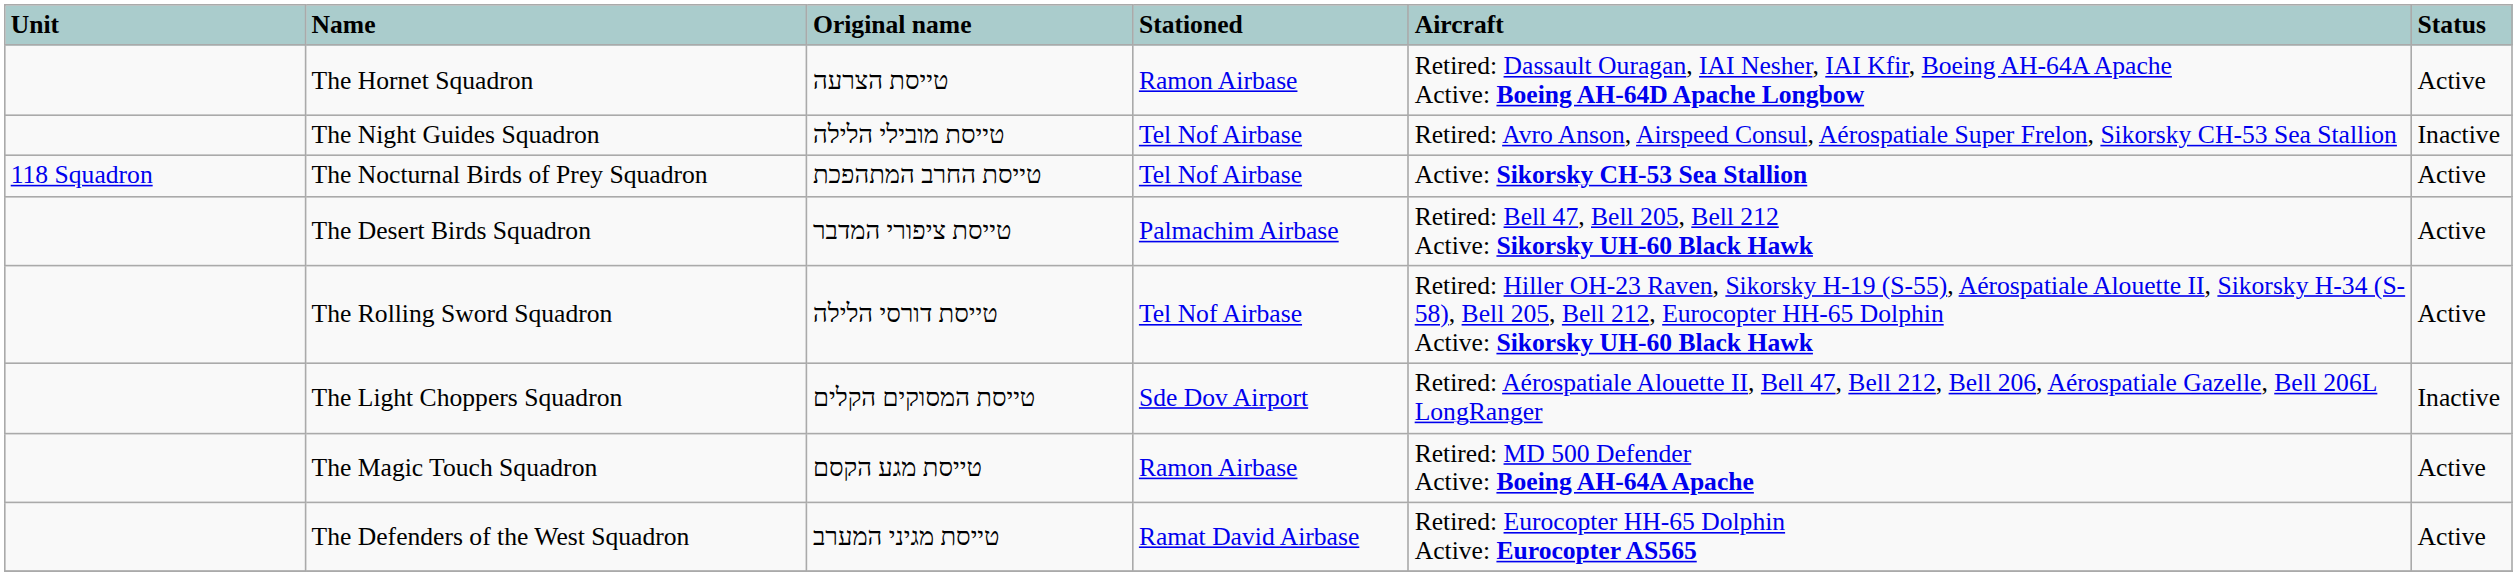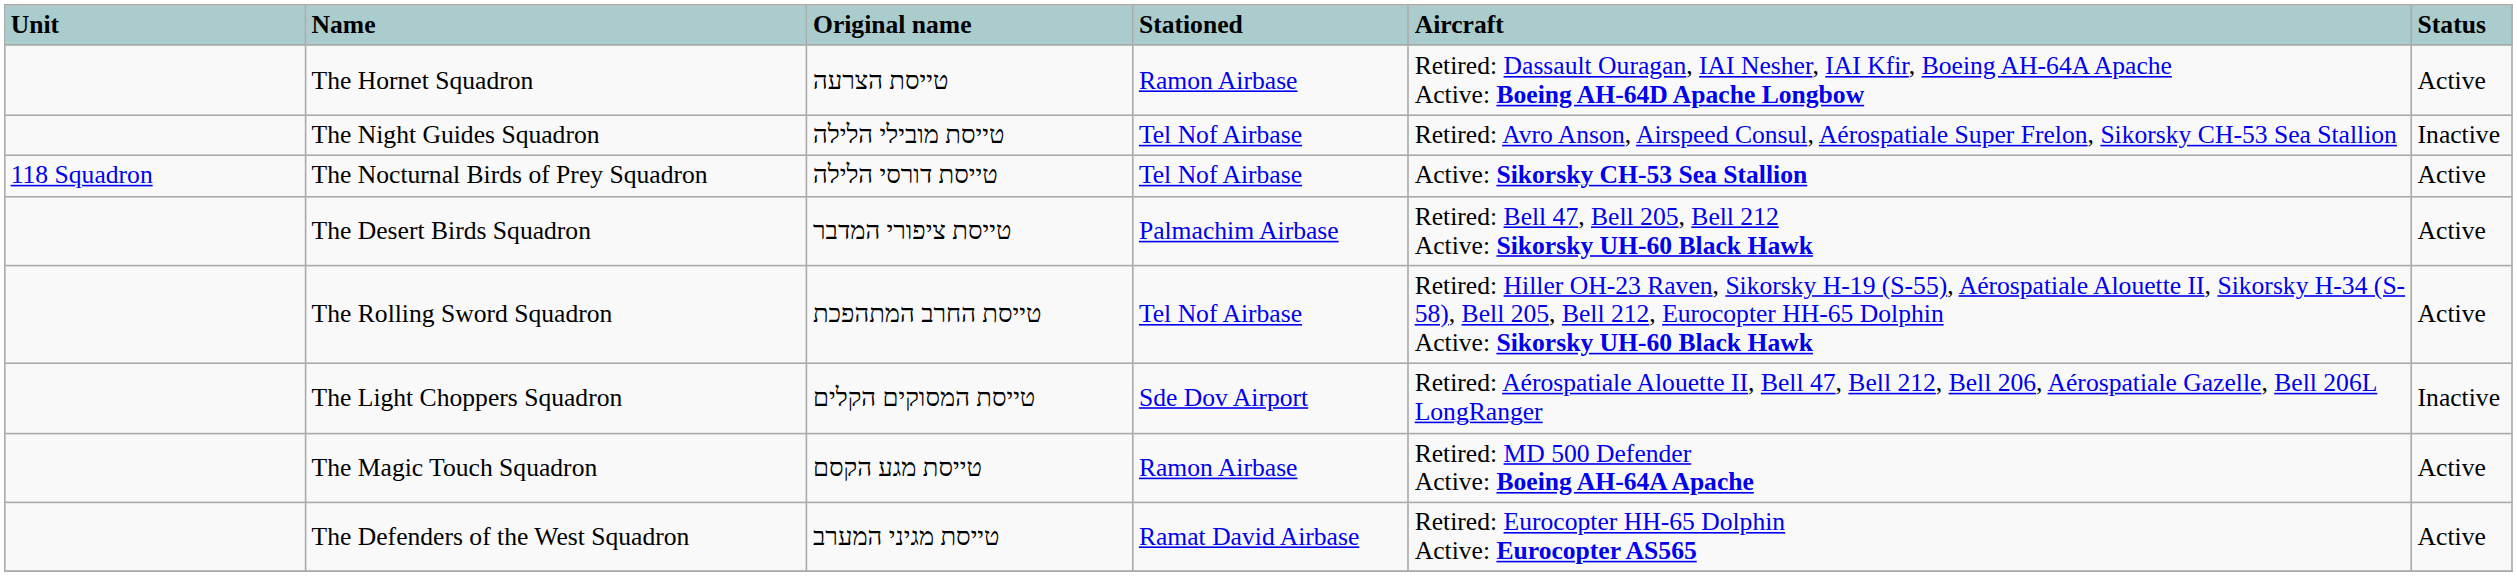(927, 175) טייסת החרב המתהפכת -> (905, 175) טייסת דורסי הלילה
(905, 314) טייסת דורסי הלילה -> (927, 314) טייסת החרב המתהפכת
